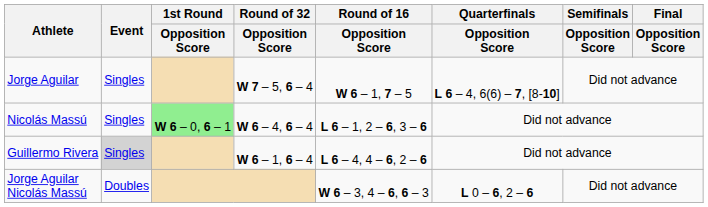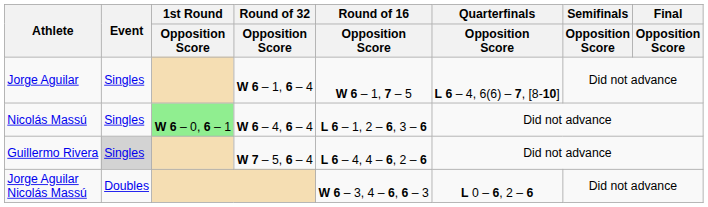(275, 87) W 7 – 5, 6 – 4 -> (275, 87) W 6 – 1, 6 – 4
(275, 160) W 6 – 1, 6 – 4 -> (275, 160) W 7 – 5, 6 – 4
